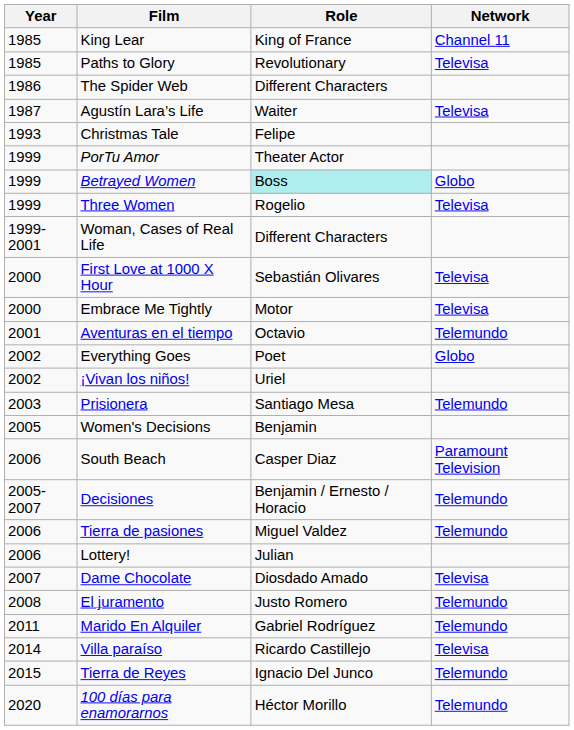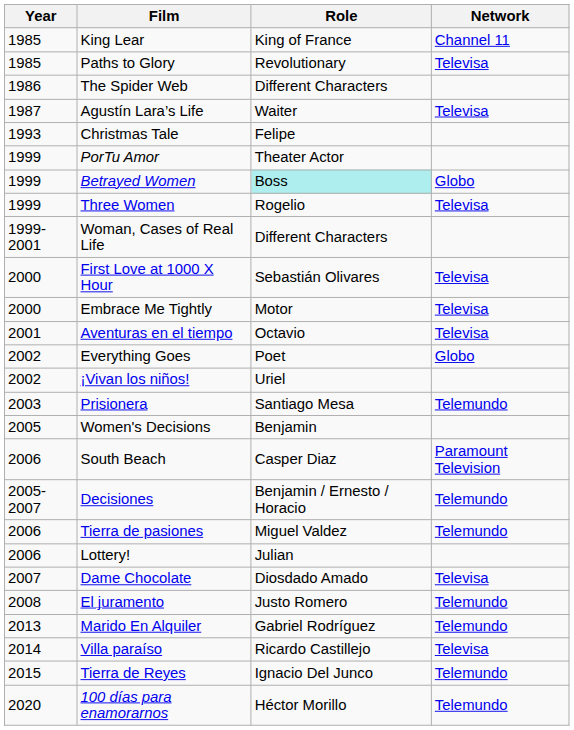(471, 332) Telemundo -> (462, 332) Televisa
(24, 626) 2011 -> (24, 626) 2013
